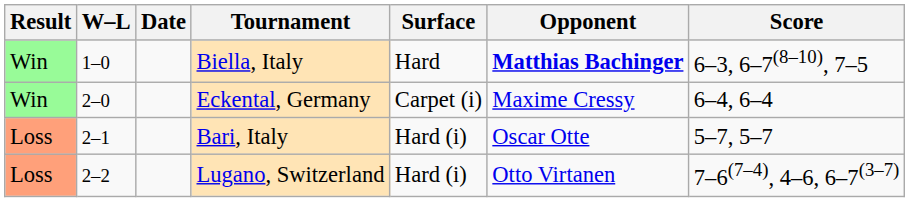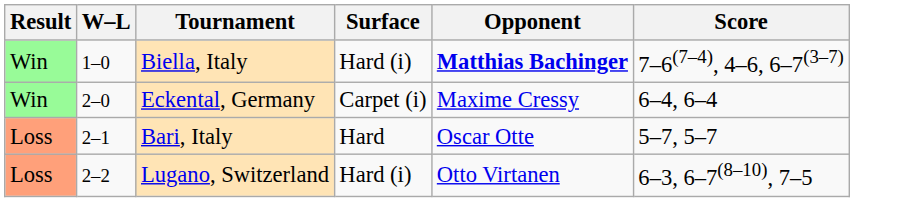- column: (164, 22)
(417, 61) Hard -> (375, 61) Hard (i)
(781, 61) 6–3, 6–7(8–10), 7–5 -> (741, 61) 7–6(7–4), 4–6, 6–7(3–7)
(431, 135) Hard (i) -> (362, 135) Hard
(797, 174) 7–6(7–4), 4–6, 6–7(3–7) -> (725, 174) 6–3, 6–7(8–10), 7–5
